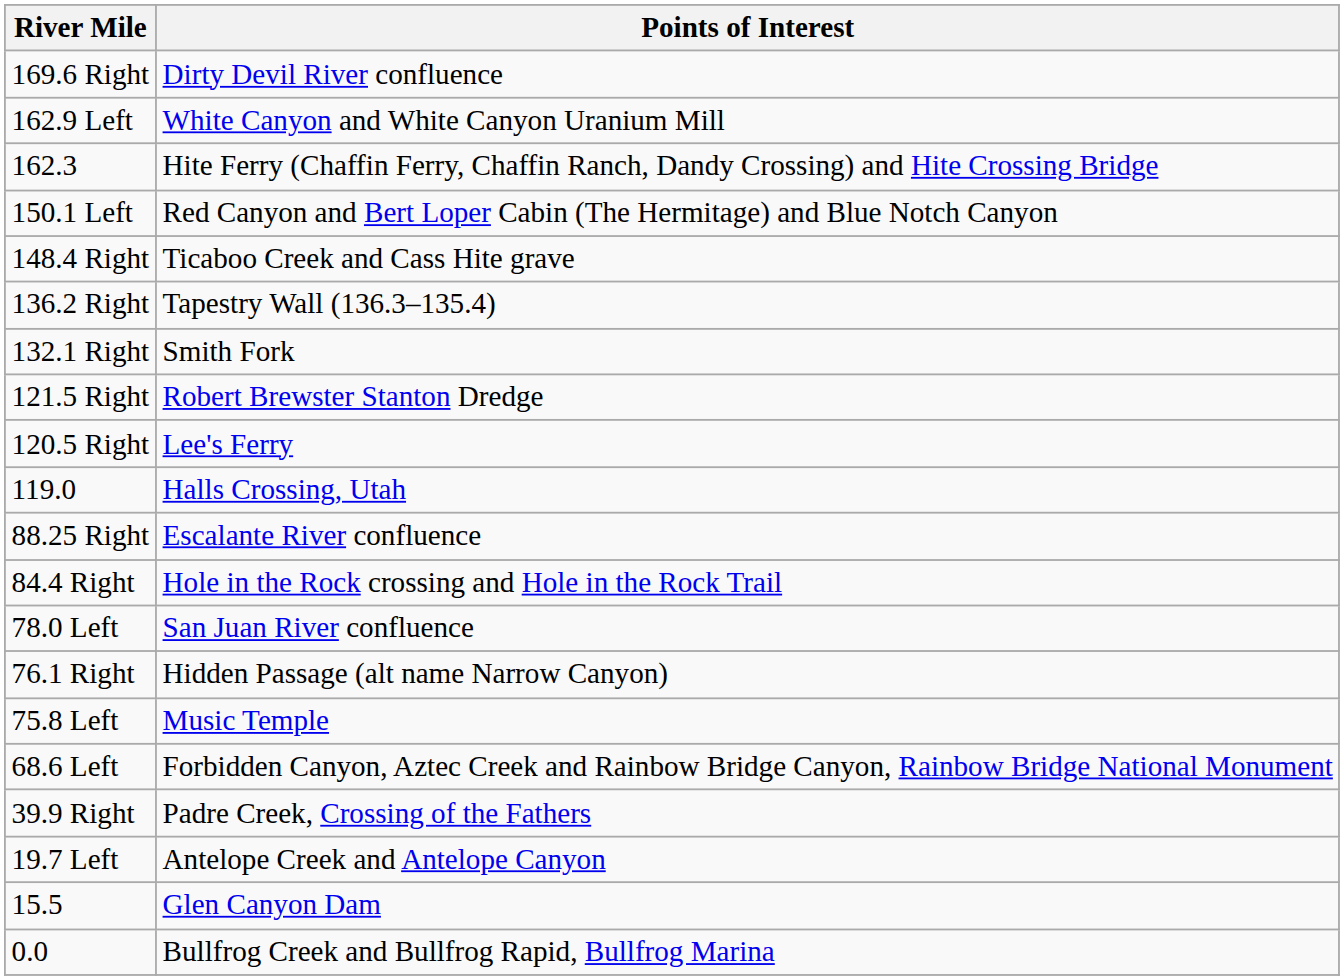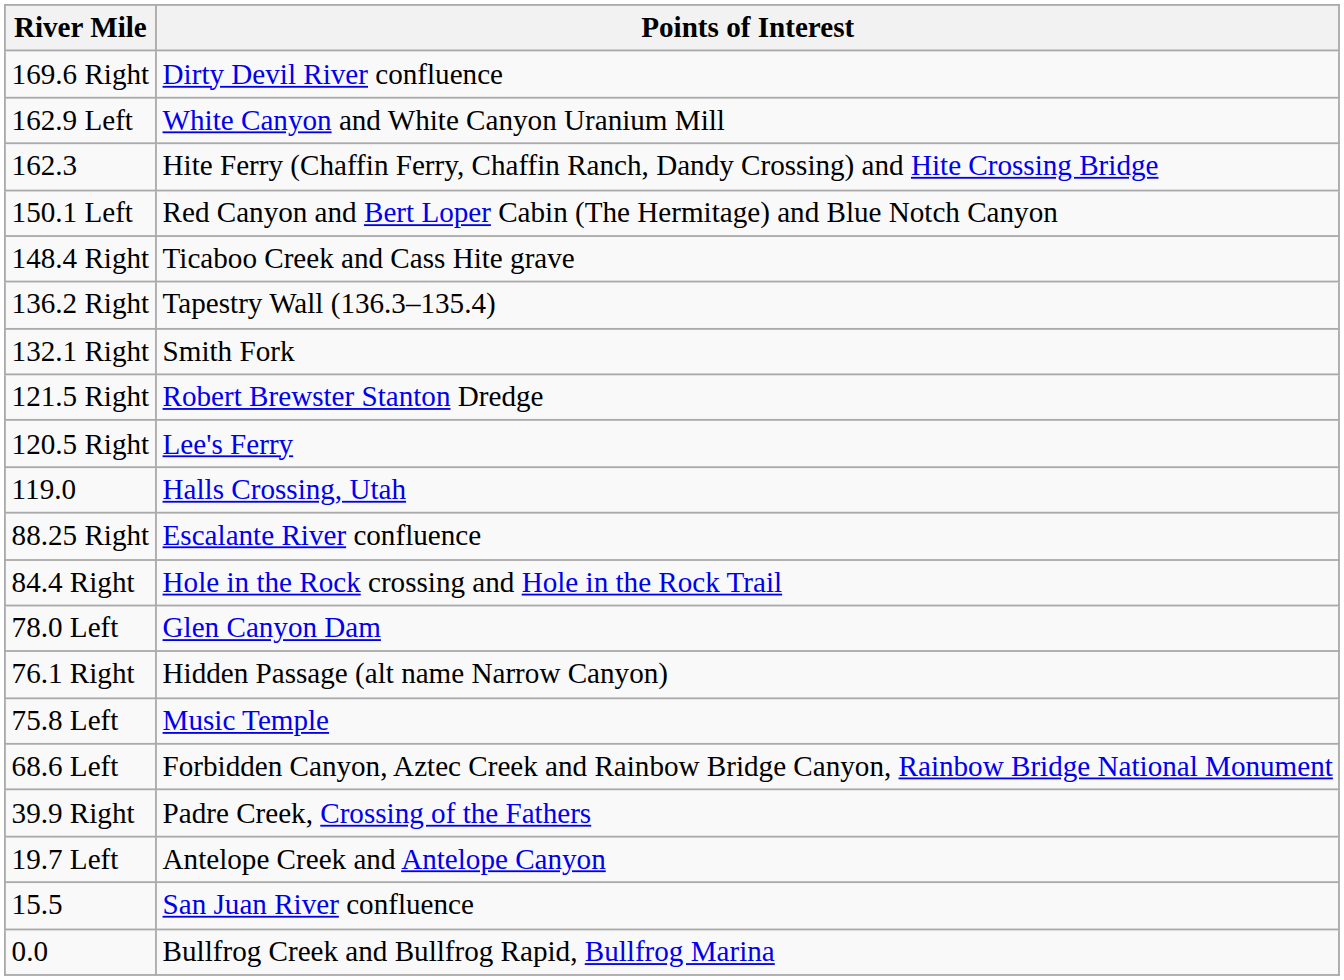(318, 627) San Juan River confluence -> (272, 627) Glen Canyon Dam
(272, 905) Glen Canyon Dam -> (318, 905) San Juan River confluence
